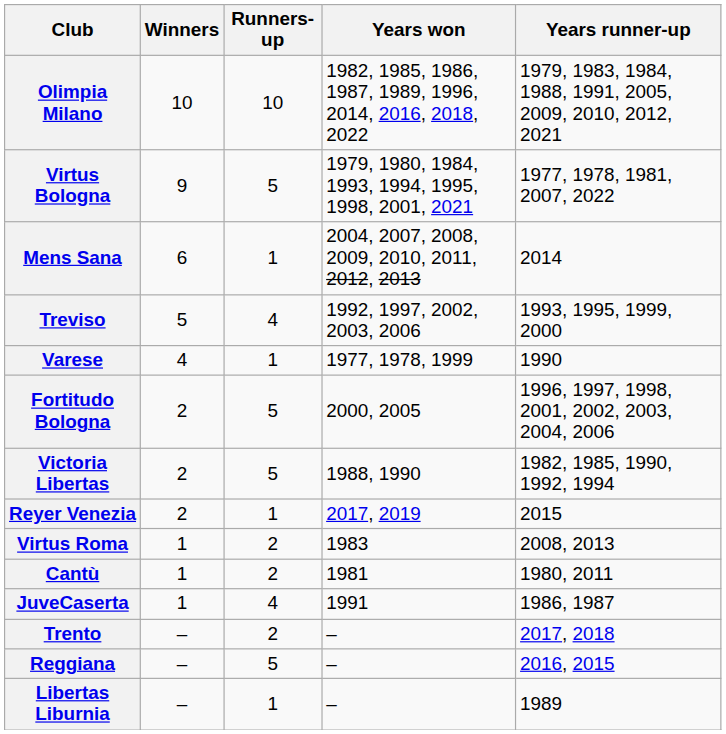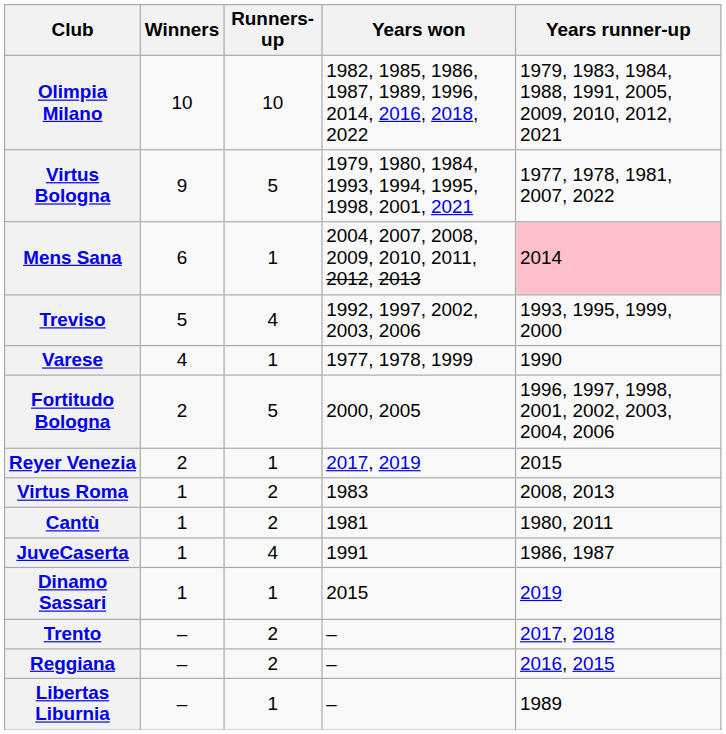(541, 257) no background -> (541, 257) pink background
- row: (73, 473)
+ row: (73, 593)
(273, 663) 5 -> (273, 663) 2
